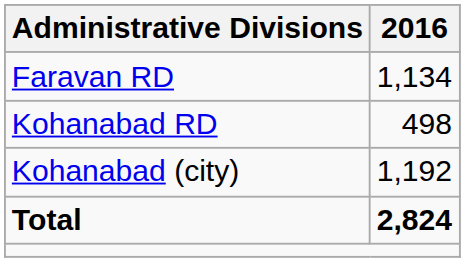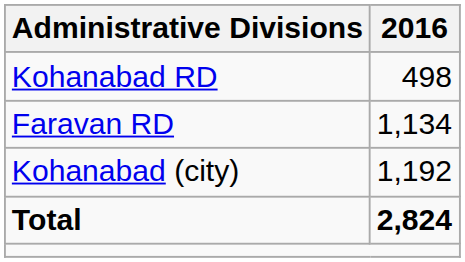rows swapped: (93, 76) <-> (115, 123)
